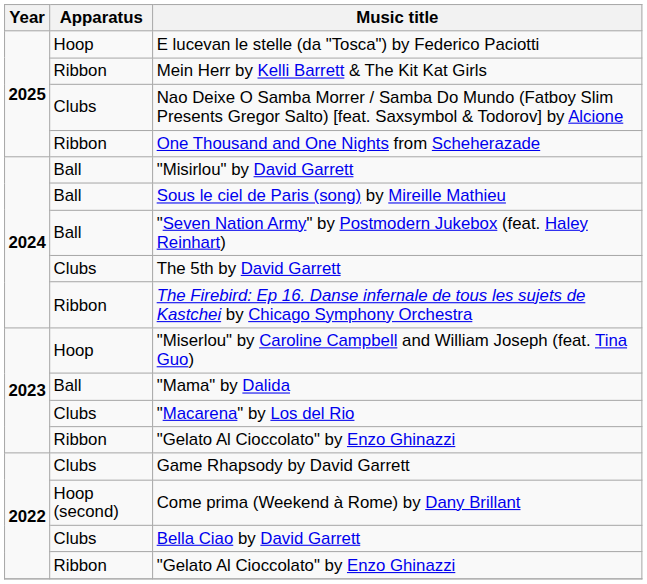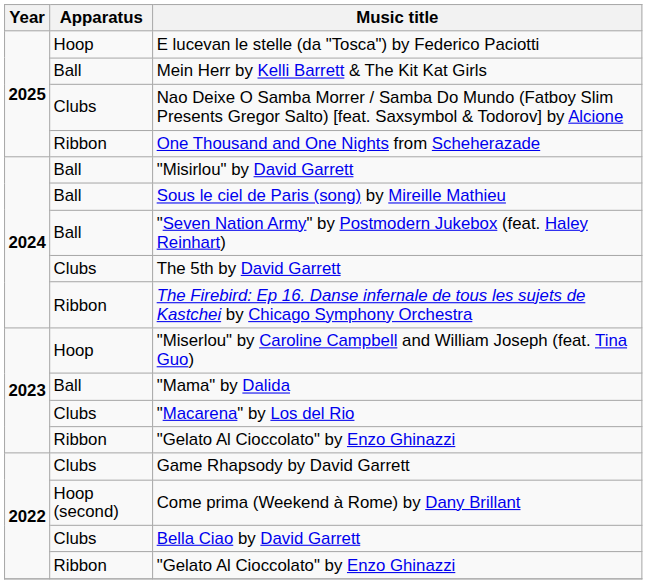(80, 71) Ribbon -> (68, 71) Ball
